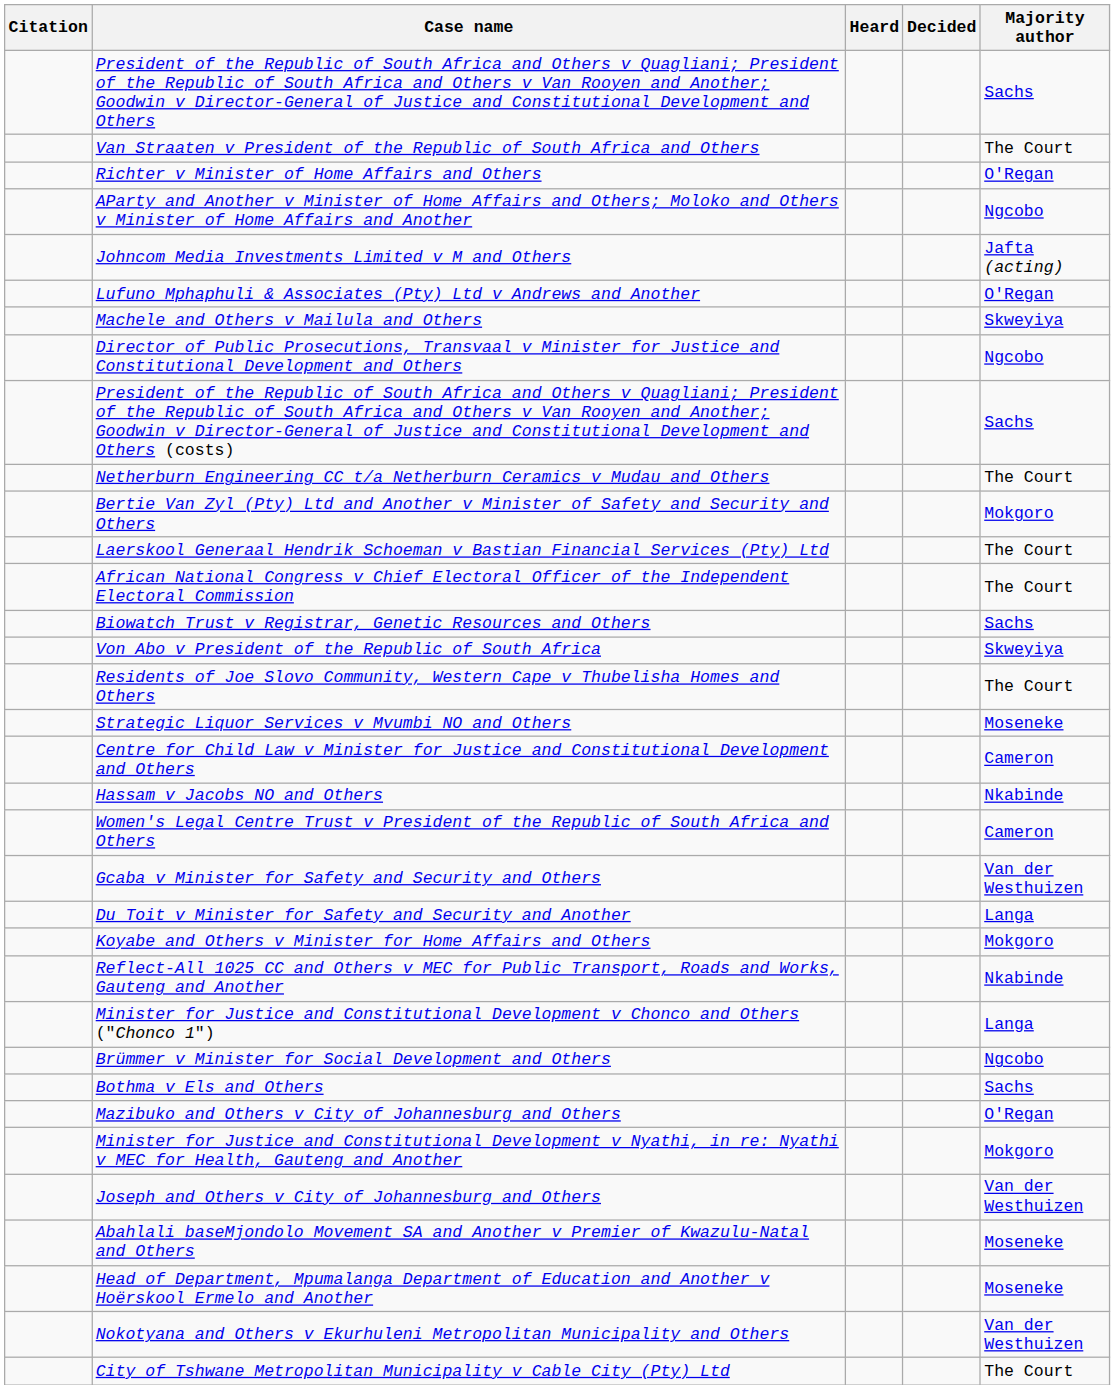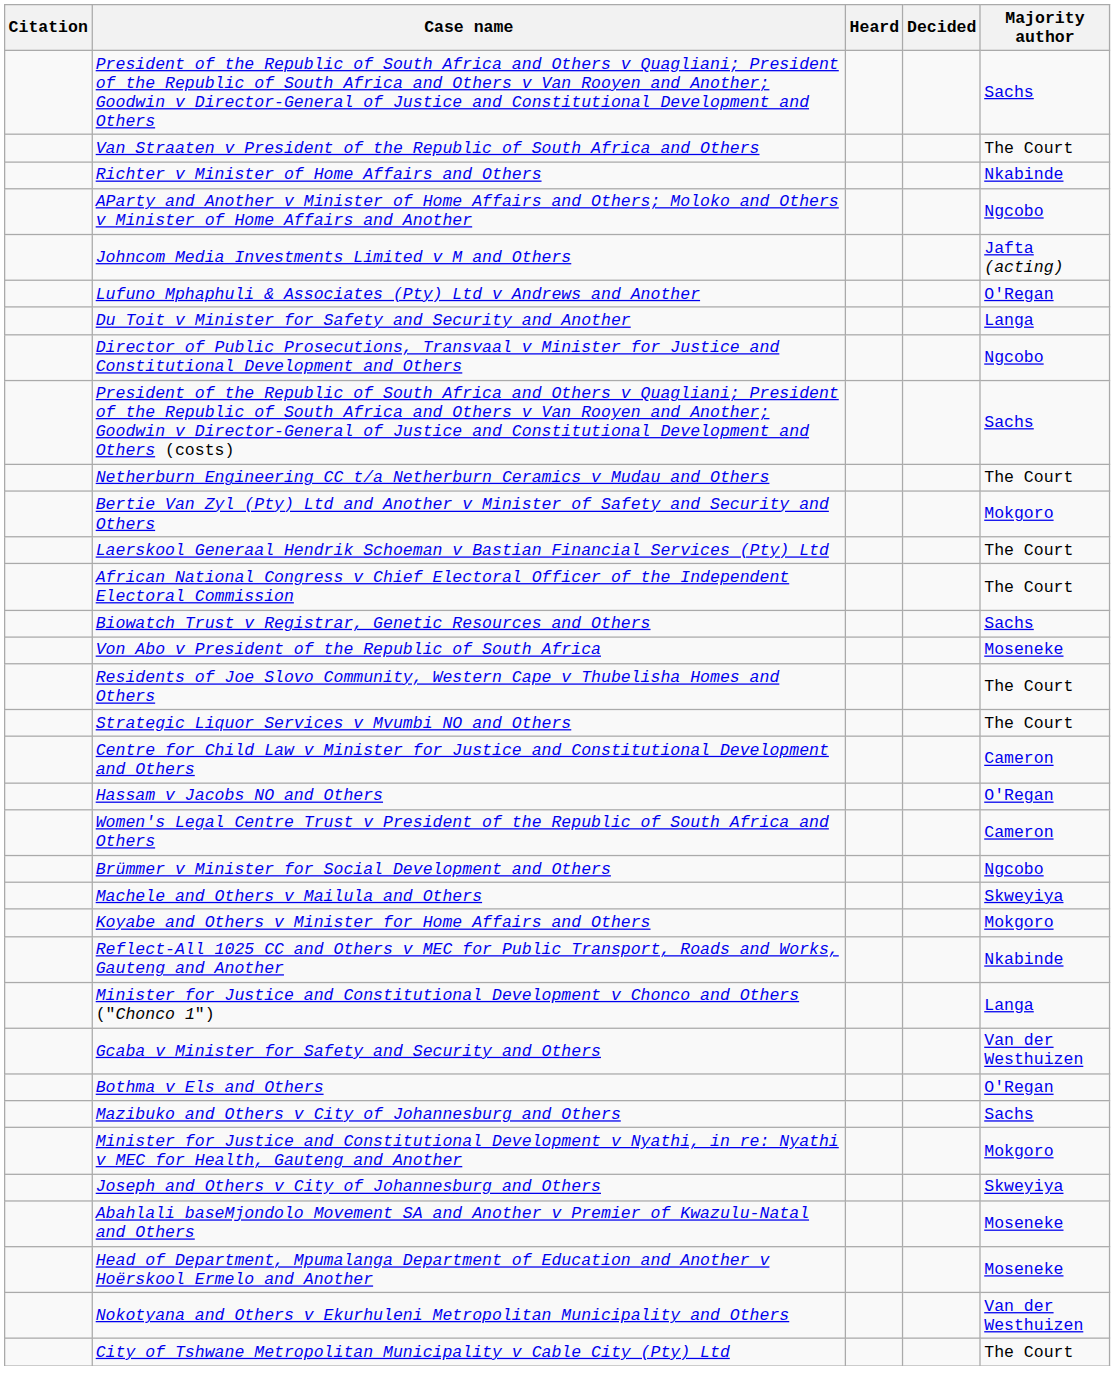(1019, 175) O'Regan -> (1024, 175) Nkabinde
rows swapped: (289, 321) <-> (363, 915)
(1024, 650) Skweyiya -> (1024, 650) Moseneke
(1024, 723) Moseneke -> (1029, 723) The Court
(1024, 796) Nkabinde -> (1019, 796) O'Regan
rows swapped: (353, 1061) <-> (348, 878)
(1009, 1088) Sachs -> (1019, 1088) O'Regan
(1019, 1114) O'Regan -> (1009, 1114) Sachs
(1034, 1197) Van der Westhuizen -> (1024, 1187) Skweyiya
